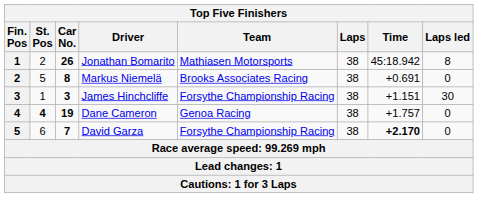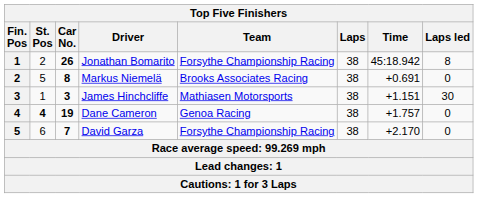(236, 61) Mathiasen Motorsports -> (257, 61) Forsythe Championship Racing
(257, 96) Forsythe Championship Racing -> (236, 96) Mathiasen Motorsports
(403, 131) bold -> (403, 131) normal
